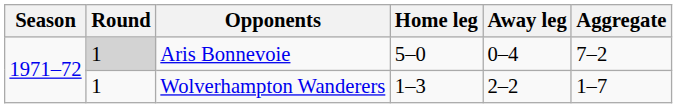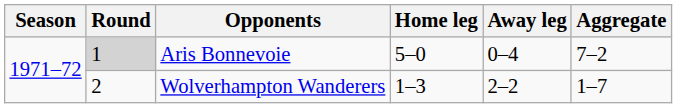(96, 86) 1 -> (96, 86) 2
